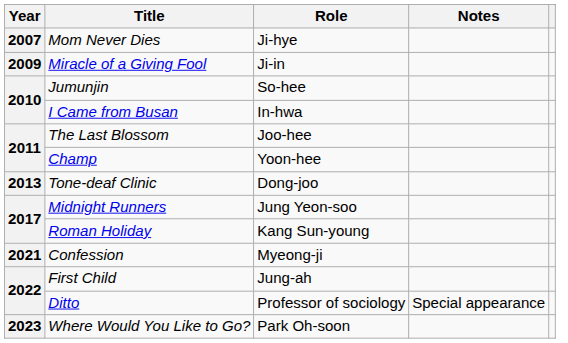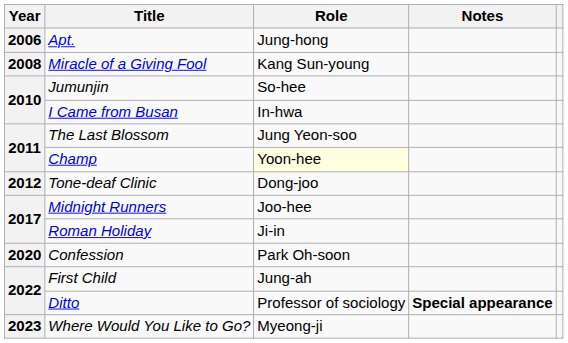+ row: (62, 40)
- row: (104, 40)
(25, 64) 2009 -> (25, 64) 2008
(271, 64) Ji-in -> (313, 64) Kang Sun-young
(284, 135) Joo-hee -> (307, 135) Jung Yeon-soo
(289, 159) no background -> (289, 159) lightyellow background
(25, 183) 2013 -> (25, 183) 2012
(307, 207) Jung Yeon-soo -> (284, 207) Joo-hee
(313, 231) Kang Sun-young -> (271, 231) Ji-in
(25, 254) 2021 -> (25, 254) 2020
(290, 254) Myeong-ji -> (304, 254) Park Oh-soon
(479, 302) normal -> (482, 302) bold
(304, 326) Park Oh-soon -> (290, 326) Myeong-ji
